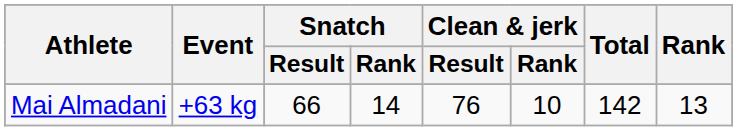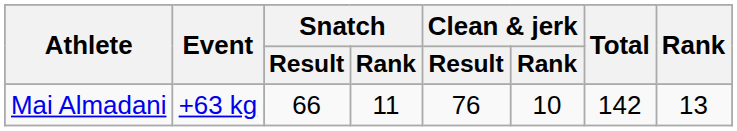(386, 105) 14 -> (386, 105) 11
